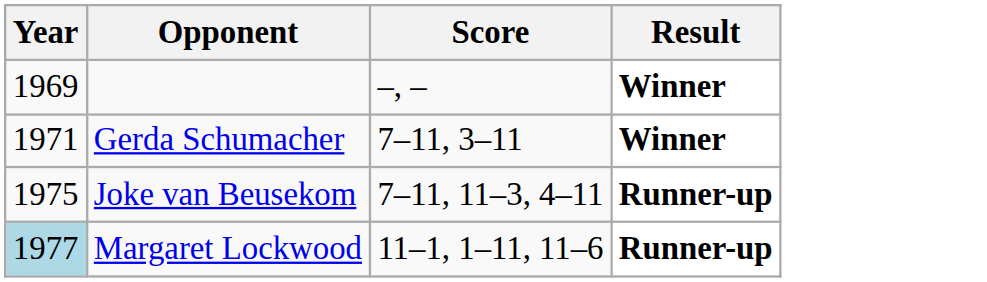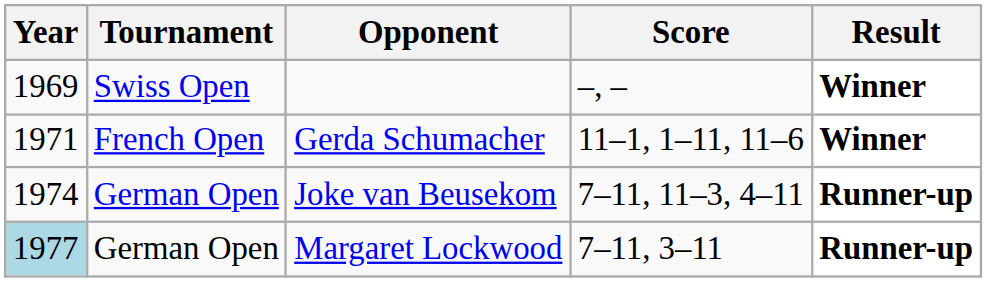+ column: (186, 31)
(450, 140) 7–11, 3–11 -> (691, 140) 11–1, 1–11, 11–6
(46, 194) 1975 -> (46, 194) 1974
(490, 248) 11–1, 1–11, 11–6 -> (650, 248) 7–11, 3–11
